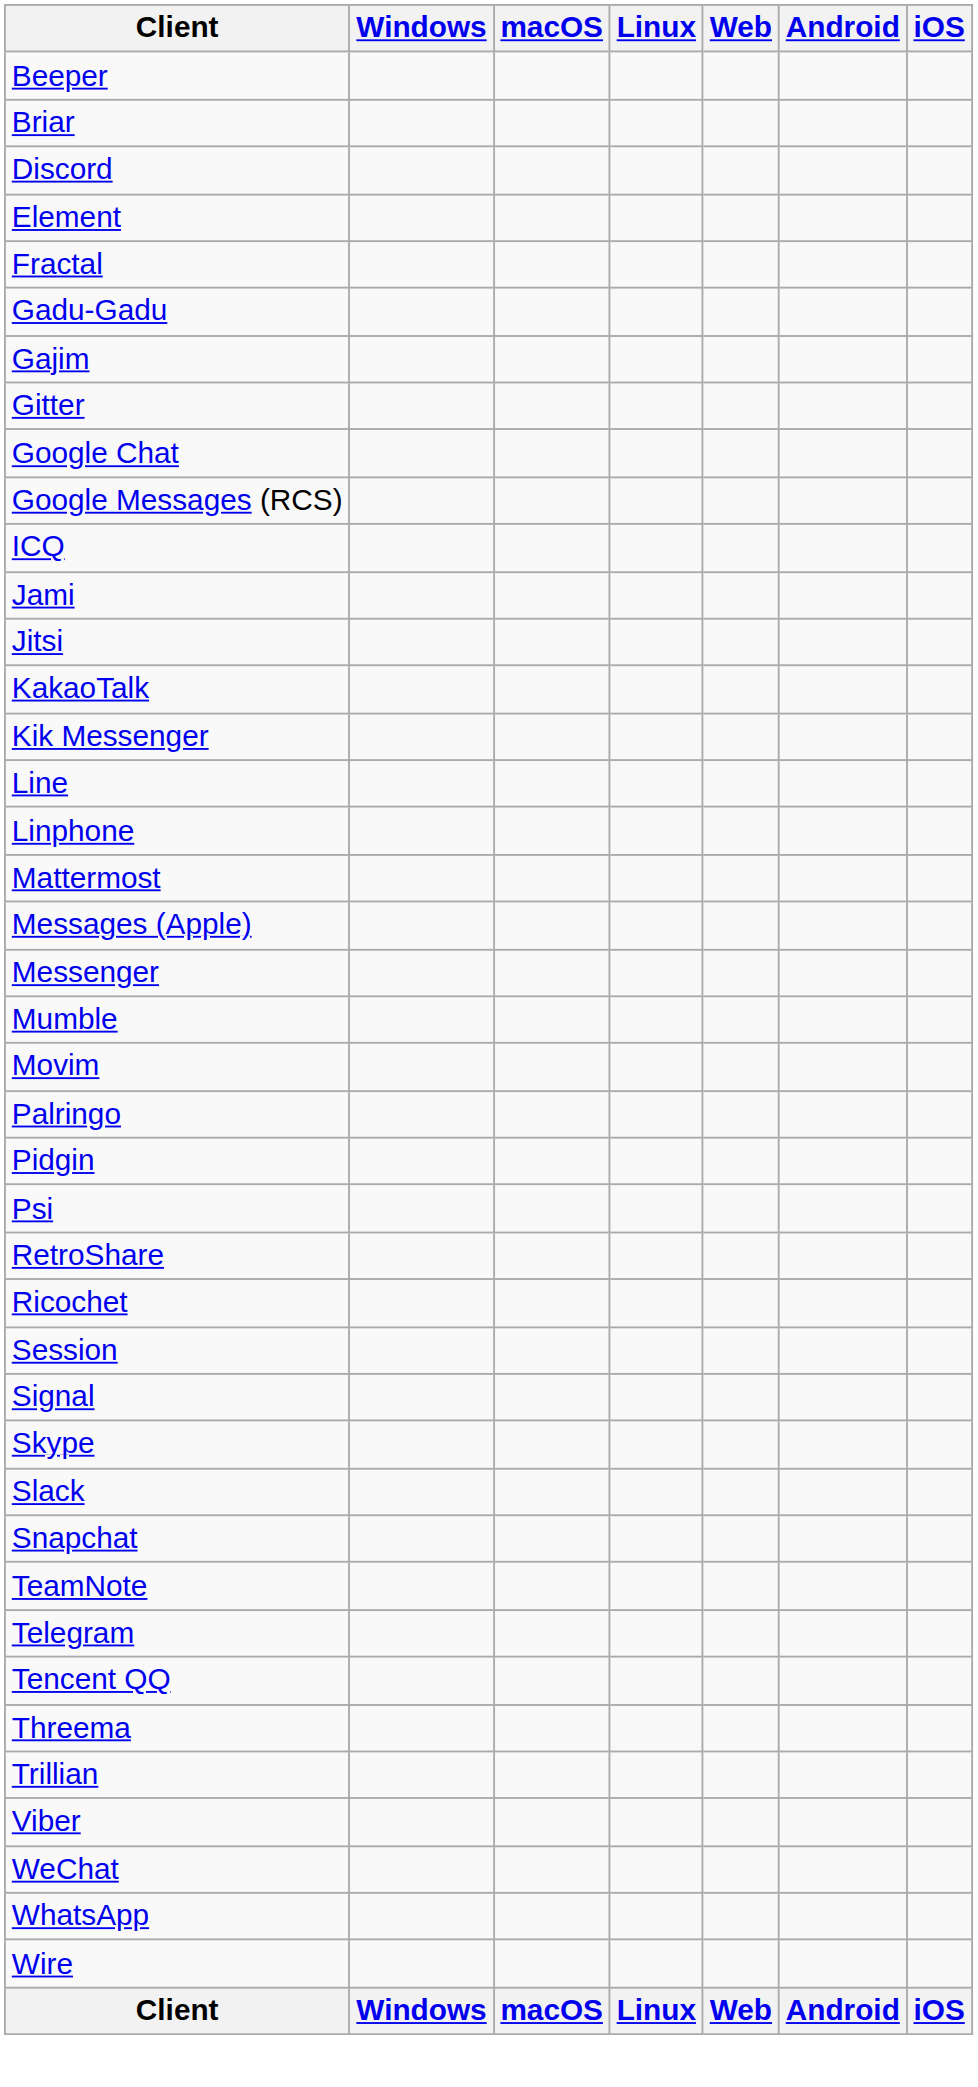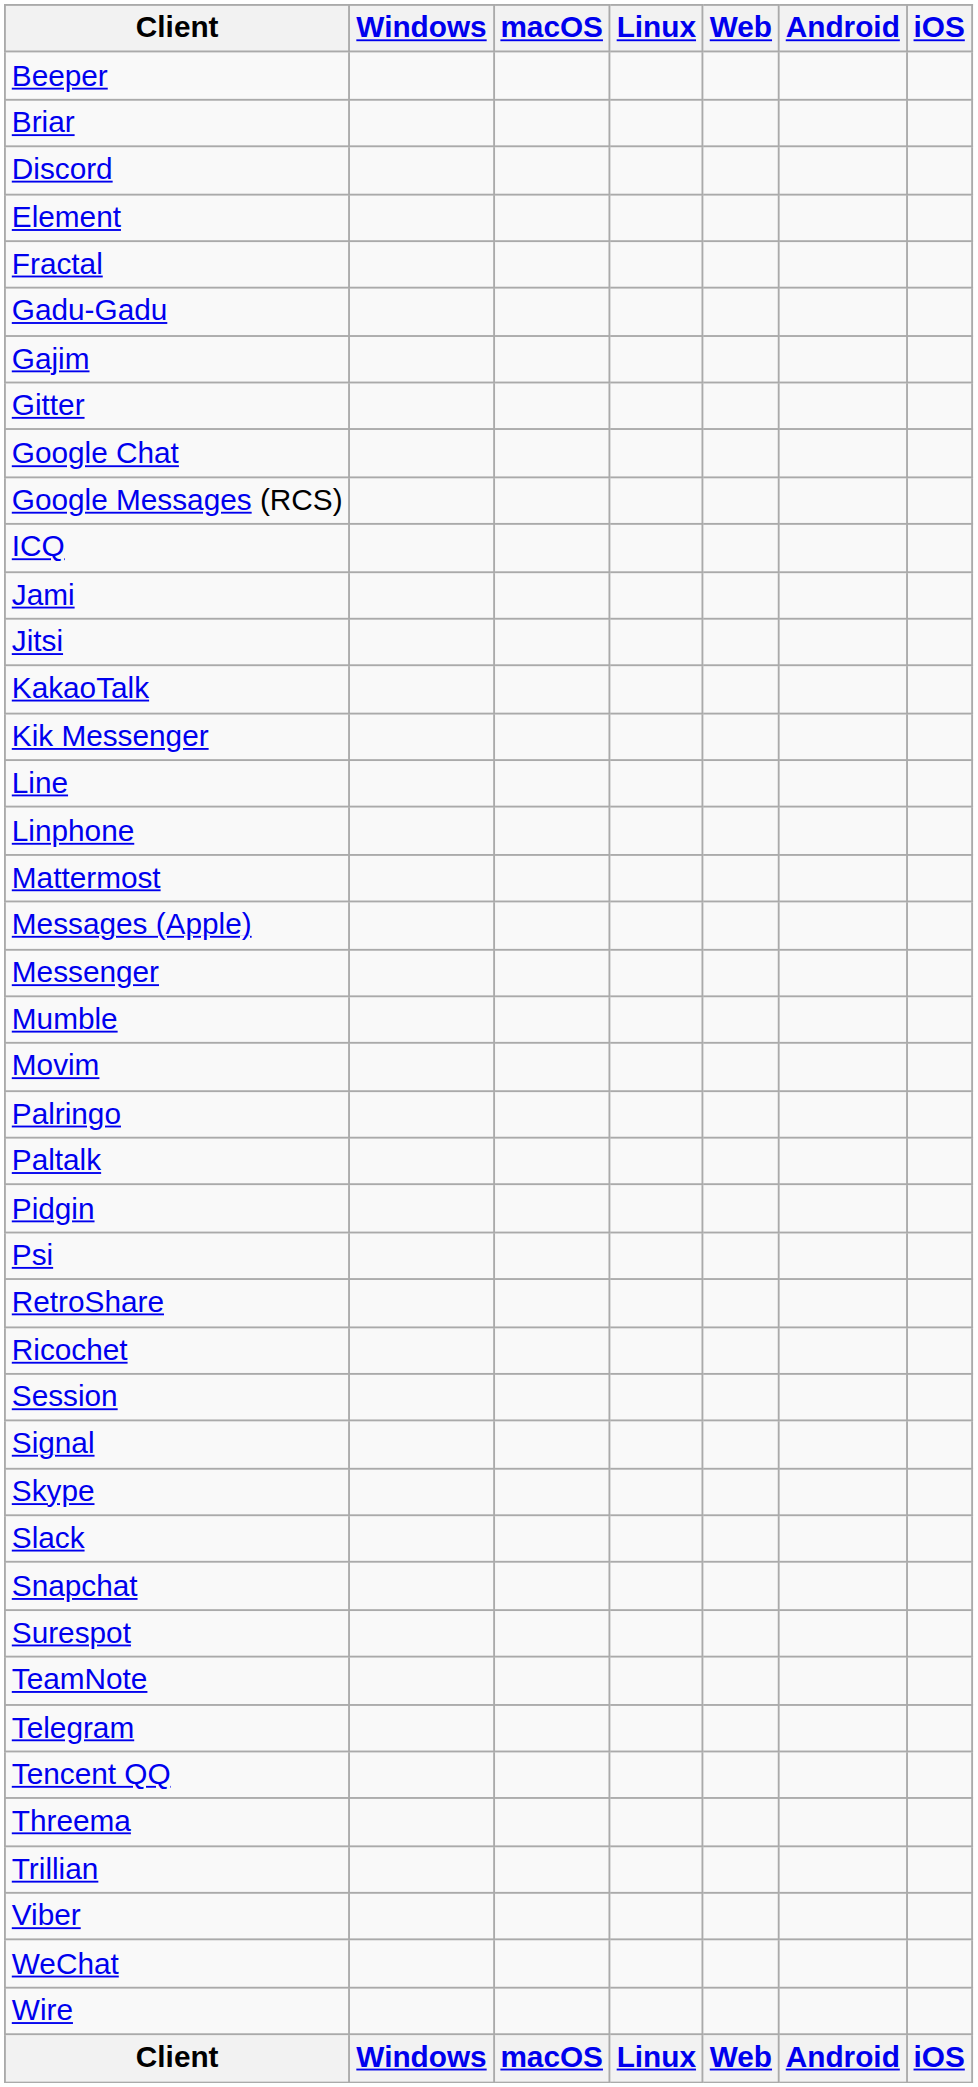+ row: (56, 1160)
+ row: (71, 1632)
- row: (80, 1915)
